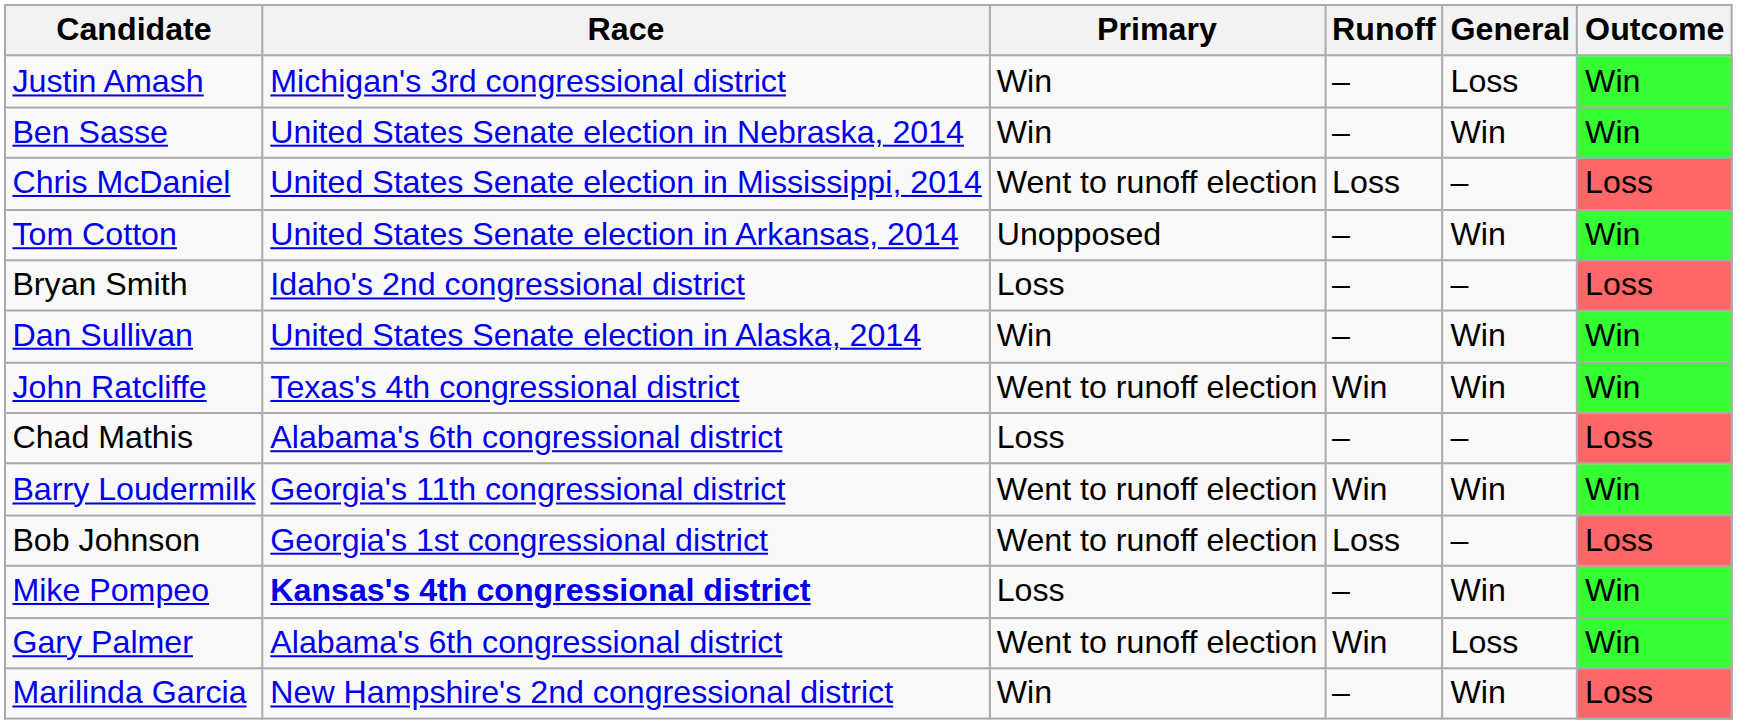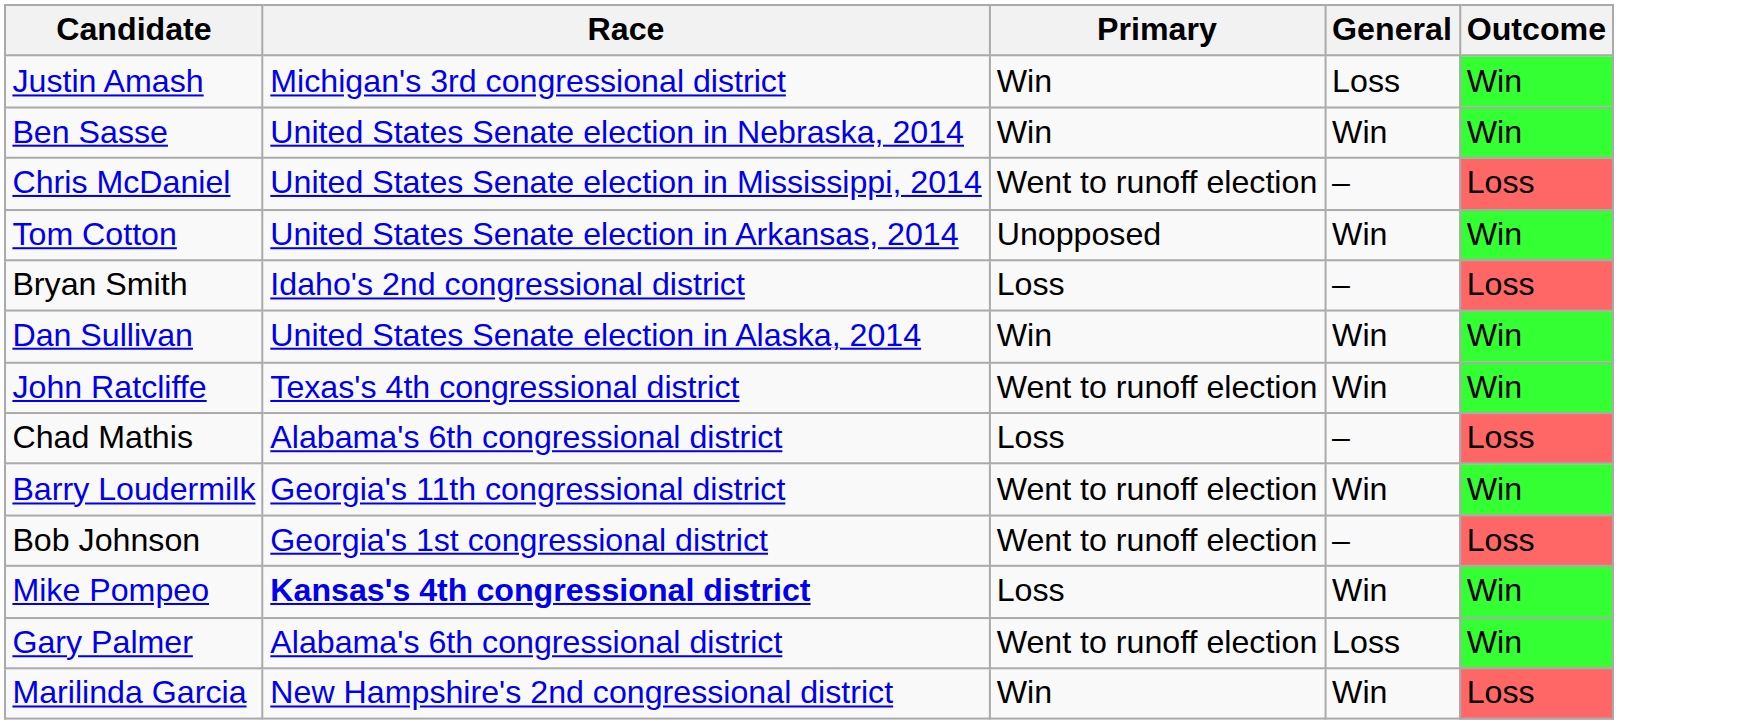- column: (1384, 30)
